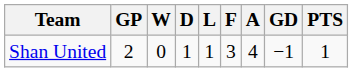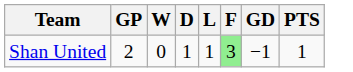- column: (253, 19)
(231, 50) no background -> (231, 50) lightgreen background
